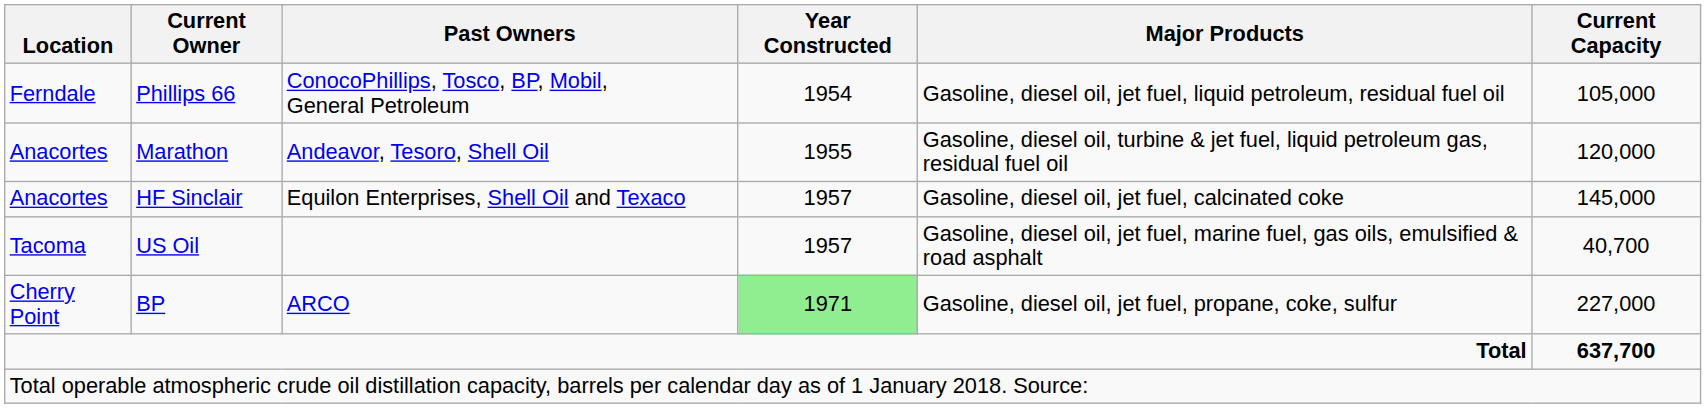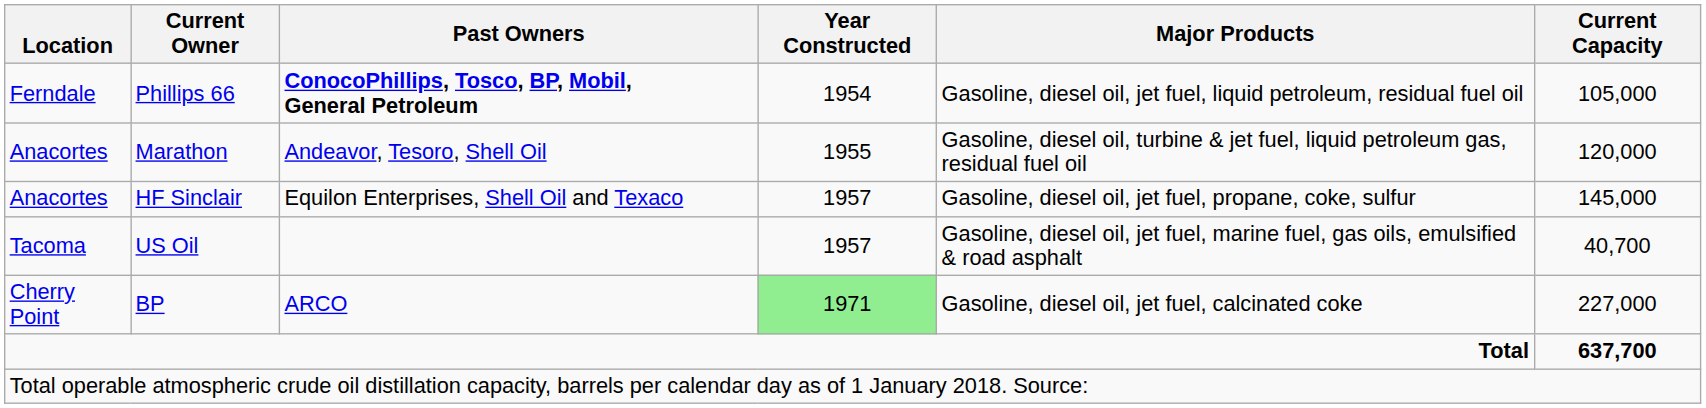(447, 92) normal -> (458, 92) bold
(1133, 198) Gasoline, diesel oil, jet fuel, calcinated coke -> (1179, 198) Gasoline, diesel oil, jet fuel, propane, coke, sulfur
(1160, 304) Gasoline, diesel oil, jet fuel, propane, coke, sulfur -> (1152, 304) Gasoline, diesel oil, jet fuel, calcinated coke
